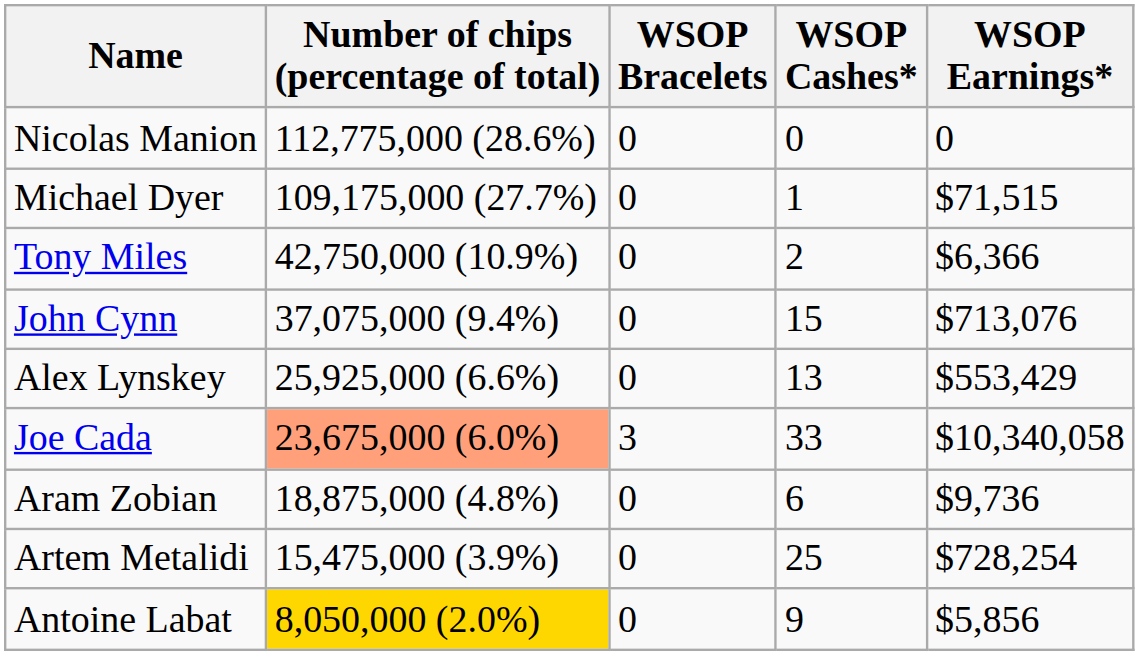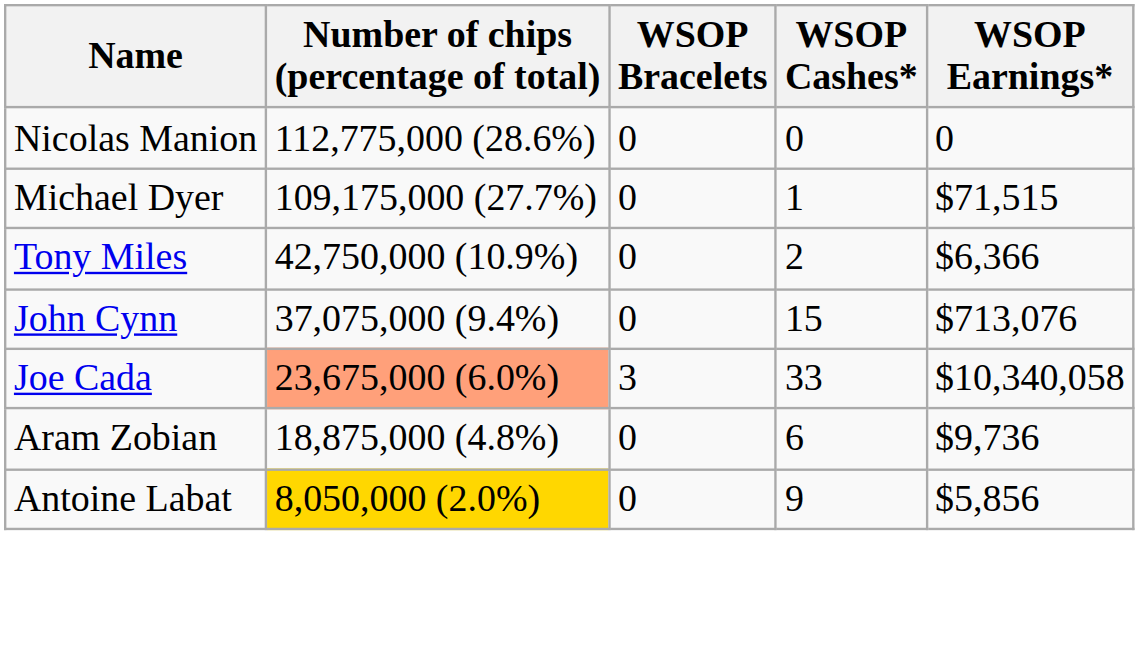- row: (120, 377)
- row: (131, 558)
